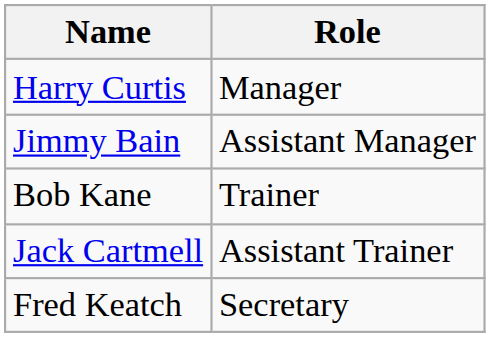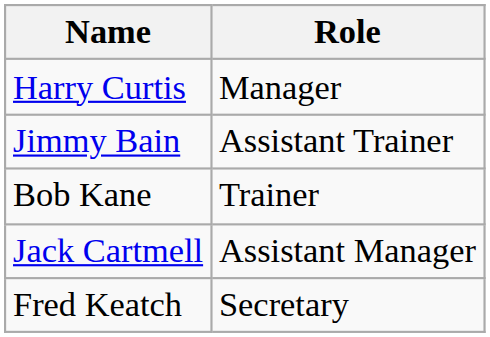(347, 140) Assistant Manager -> (336, 140) Assistant Trainer
(336, 250) Assistant Trainer -> (347, 250) Assistant Manager
